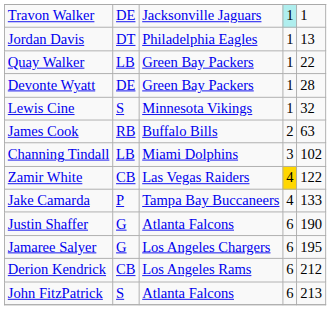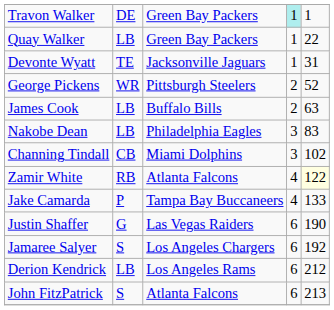(202, 16) Jacksonville Jaguars -> (202, 16) Green Bay Packers
- row: (46, 39)
(126, 85) DE -> (125, 62) TE
(198, 85) Green Bay Packers -> (206, 62) Jacksonville Jaguars
(307, 85) 28 -> (311, 62) 31
- row: (41, 108)
+ row: (54, 85)
(126, 131) RB -> (125, 108) LB
+ row: (48, 131)
(125, 154) LB -> (126, 154) CB
(126, 177) CB -> (126, 177) RB
(196, 177) Las Vegas Raiders -> (192, 177) Atlanta Falcons
(290, 177) gold background -> (294, 177) no background
(311, 177) no background -> (315, 177) lightyellow background
(188, 223) Atlanta Falcons -> (200, 223) Las Vegas Raiders
(121, 246) G -> (120, 246) S
(311, 246) 195 -> (315, 246) 192
(126, 270) CB -> (125, 270) LB
